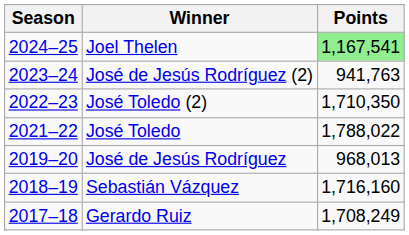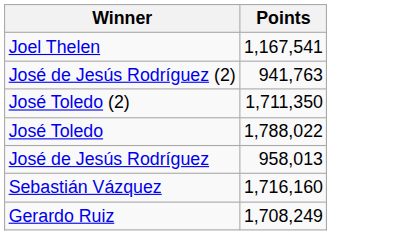- column: (43, 18)
(361, 46) lightgreen background -> (283, 46) no background
(361, 103) 1,710,350 -> (284, 103) 1,711,350
(368, 159) 968,013 -> (291, 159) 958,013
